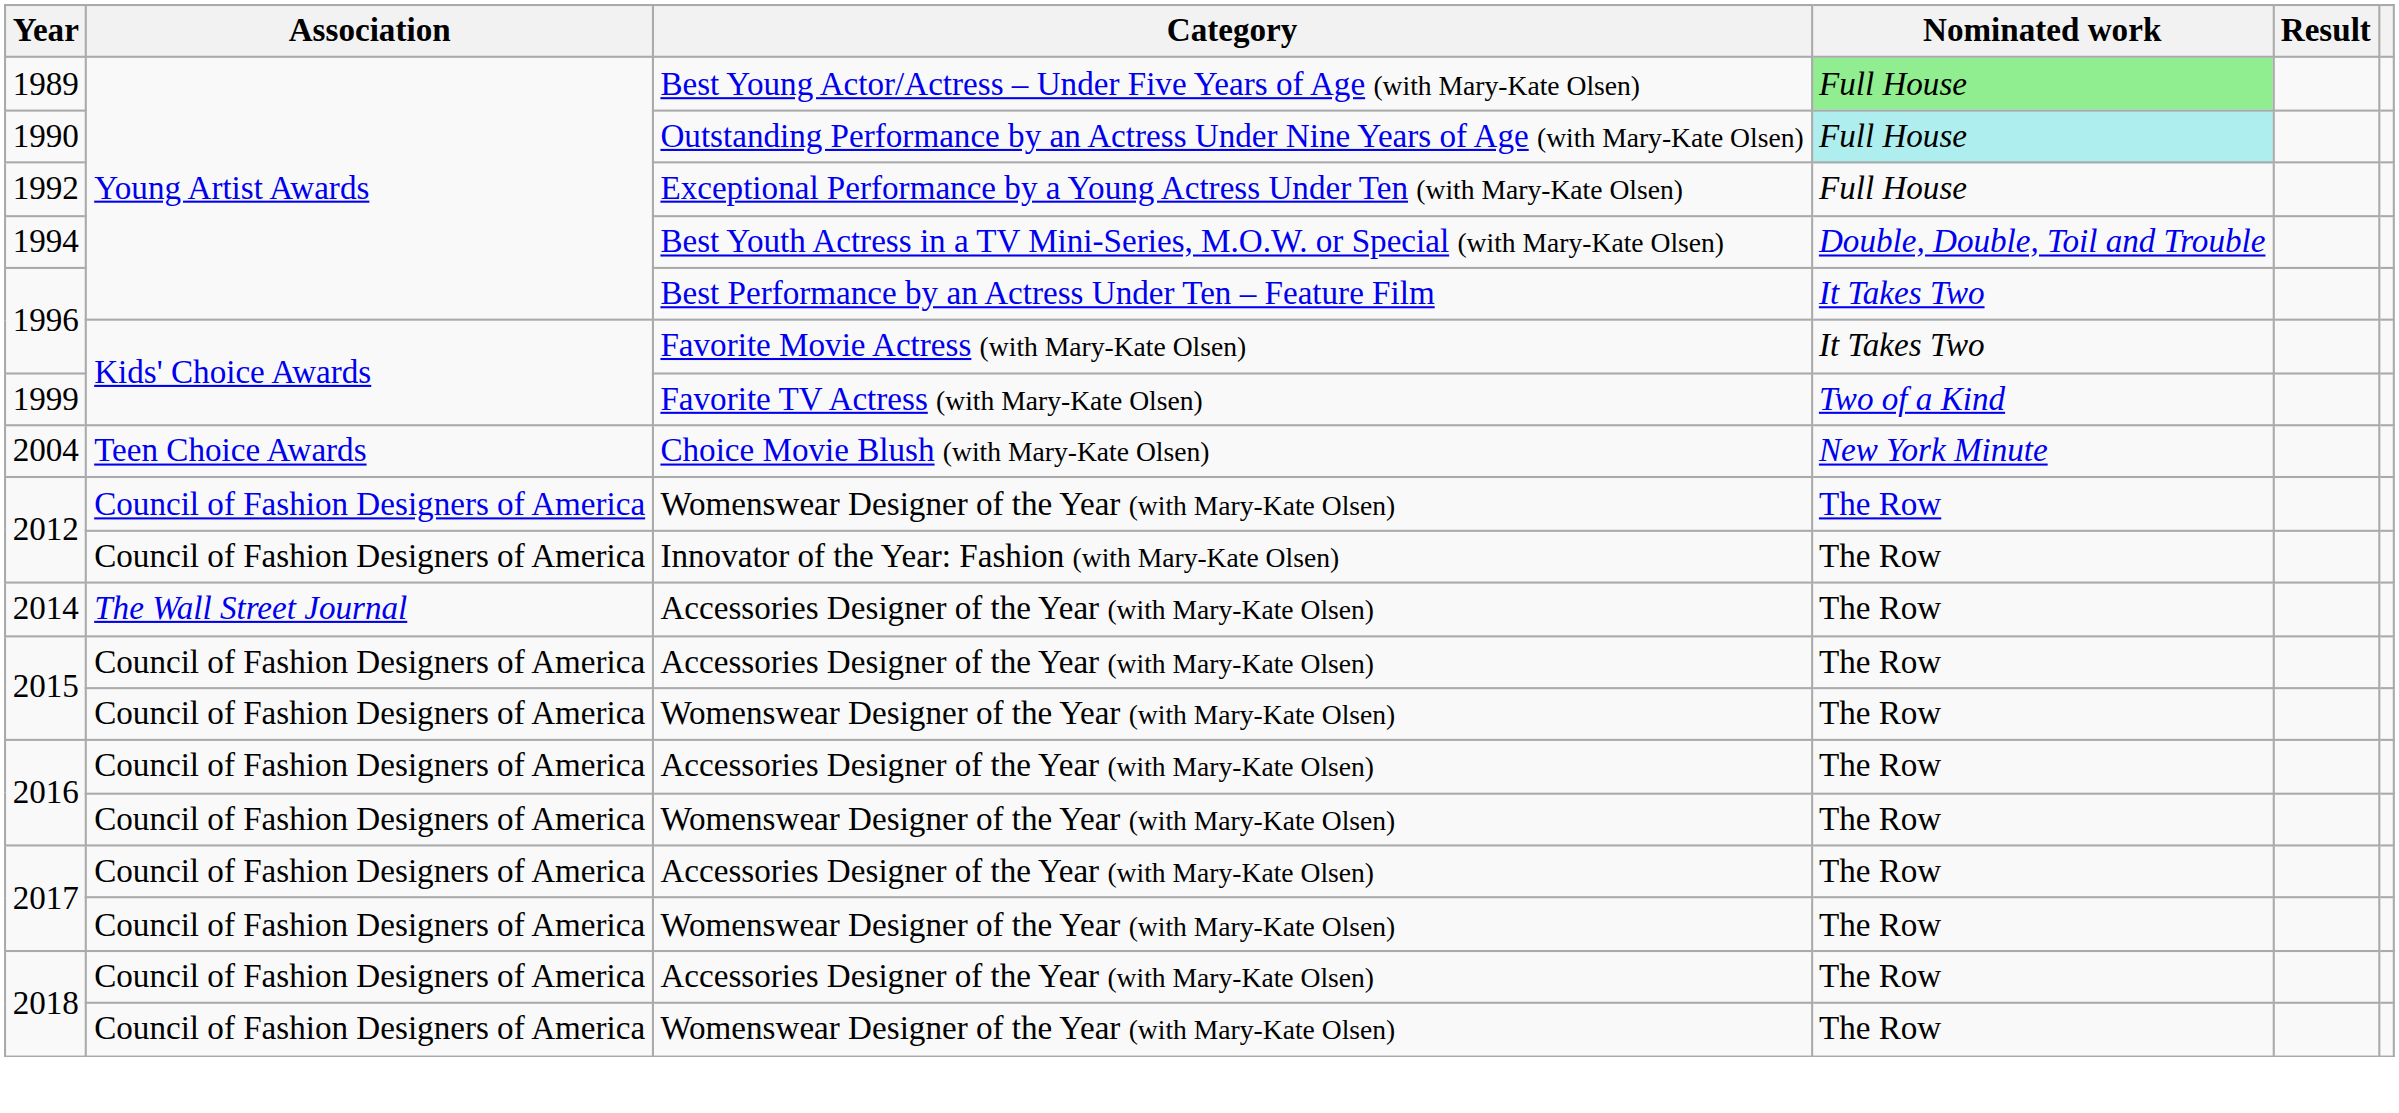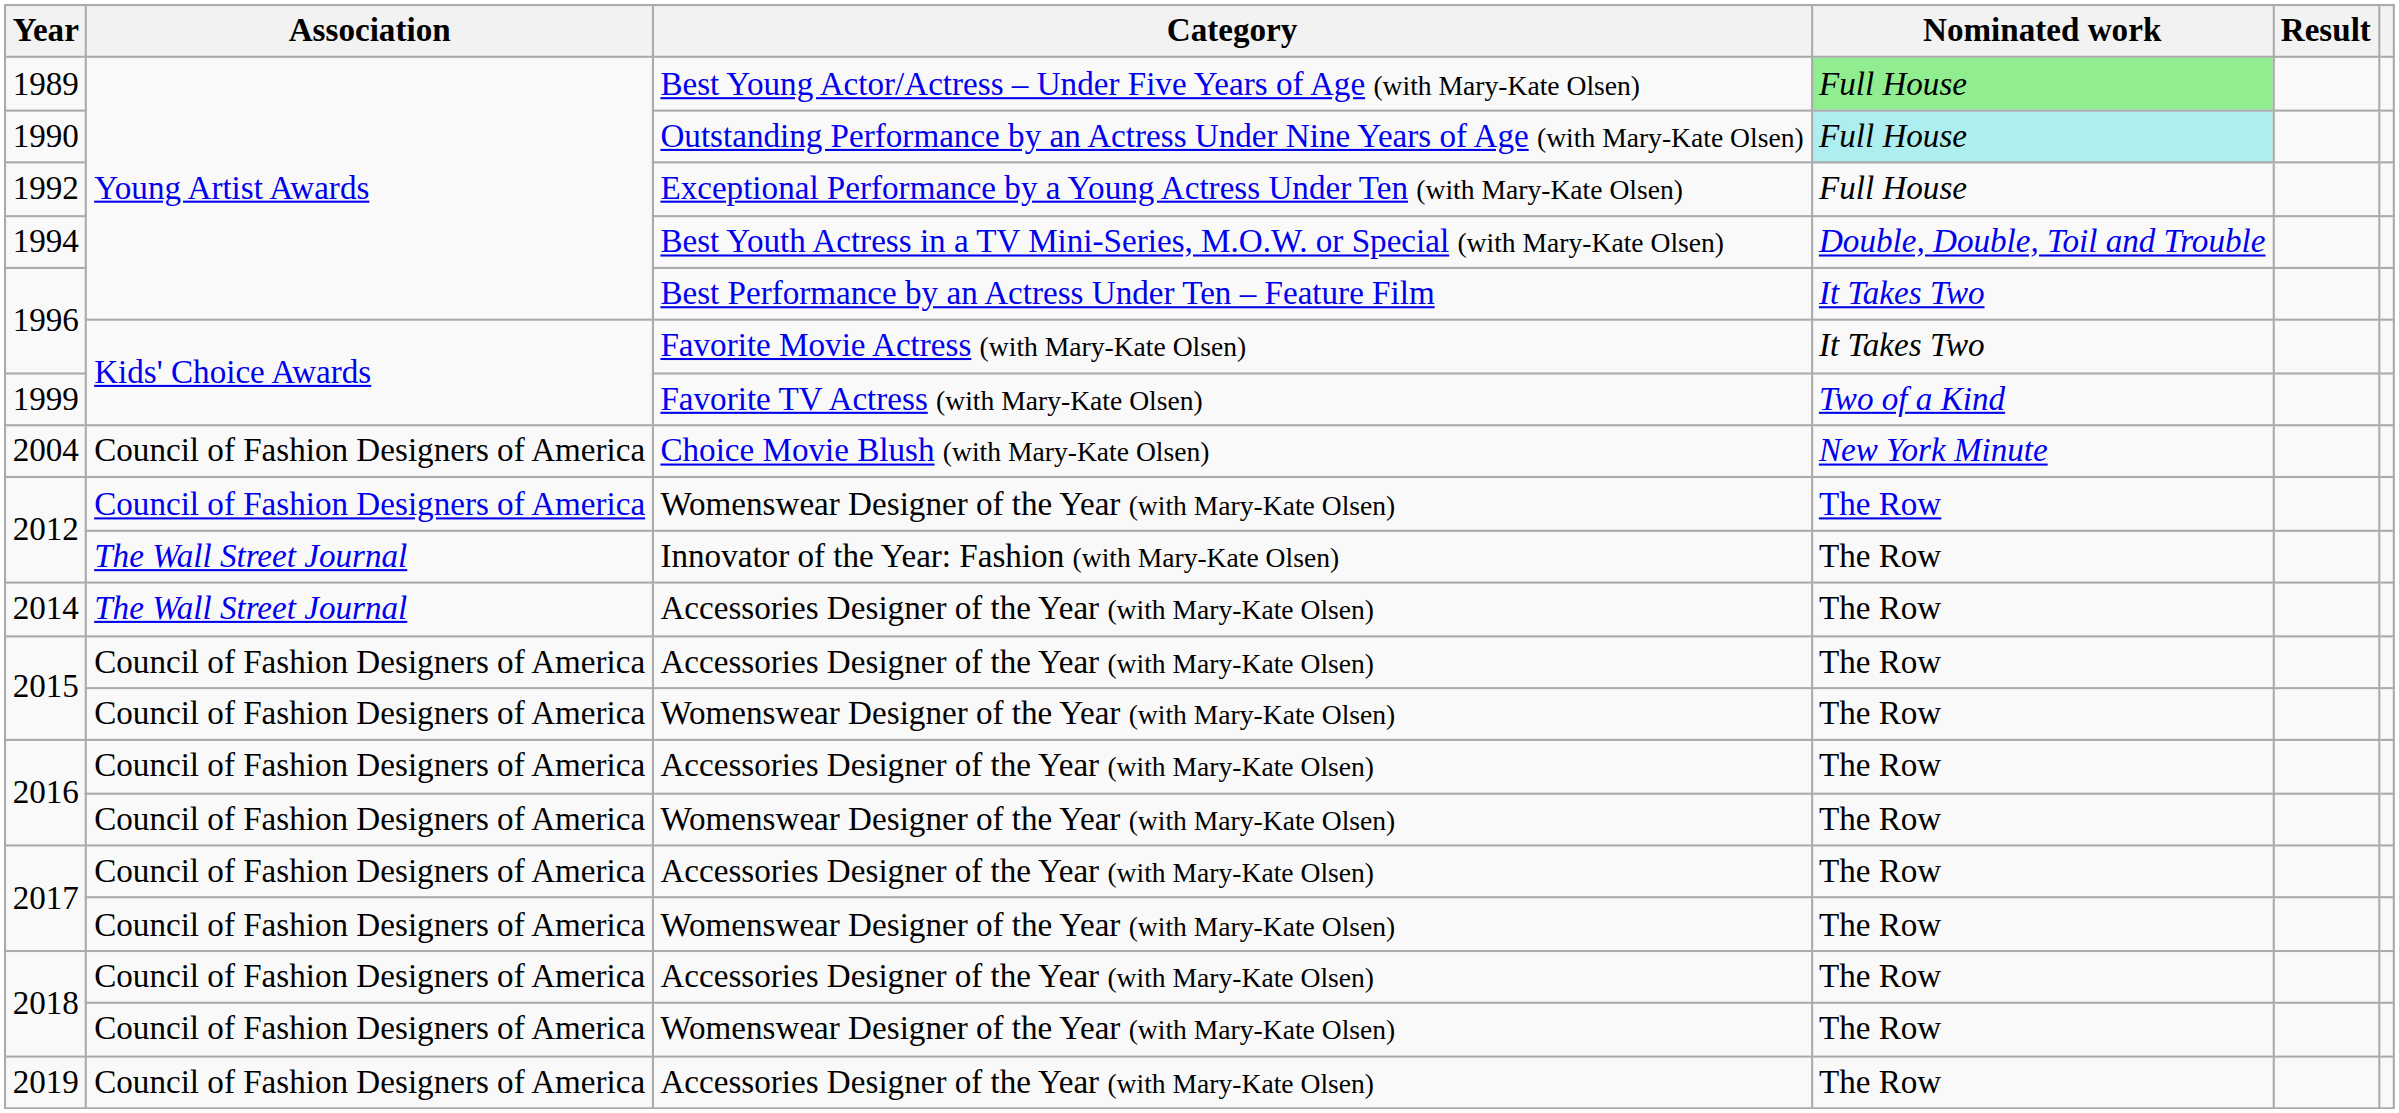(230, 450) Teen Choice Awards -> (370, 450) Council of Fashion Designers of America
(370, 556) Council of Fashion Designers of America -> (251, 556) The Wall Street Journal
+ row: (46, 1081)
